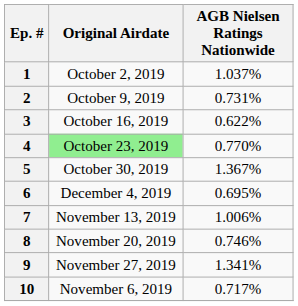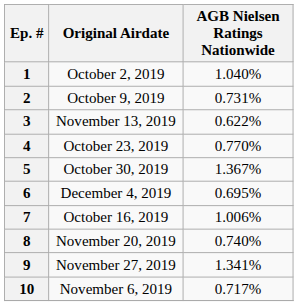(238, 74) 1.037% -> (238, 74) 1.040%
(116, 121) October 16, 2019 -> (116, 121) November 13, 2019
(116, 145) lightgreen background -> (116, 145) no background
(116, 217) November 13, 2019 -> (116, 217) October 16, 2019
(238, 241) 0.746% -> (238, 241) 0.740%
